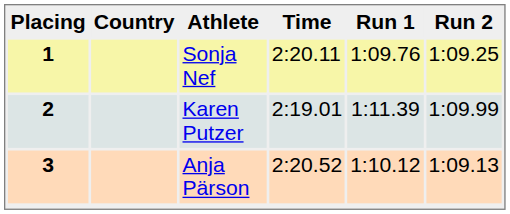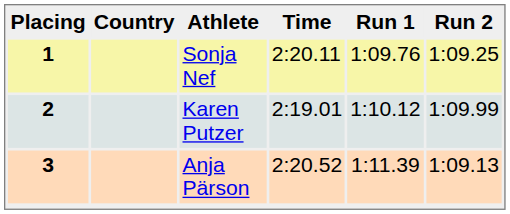(385, 109) 1:11.39 -> (385, 109) 1:10.12
(385, 164) 1:10.12 -> (385, 164) 1:11.39
